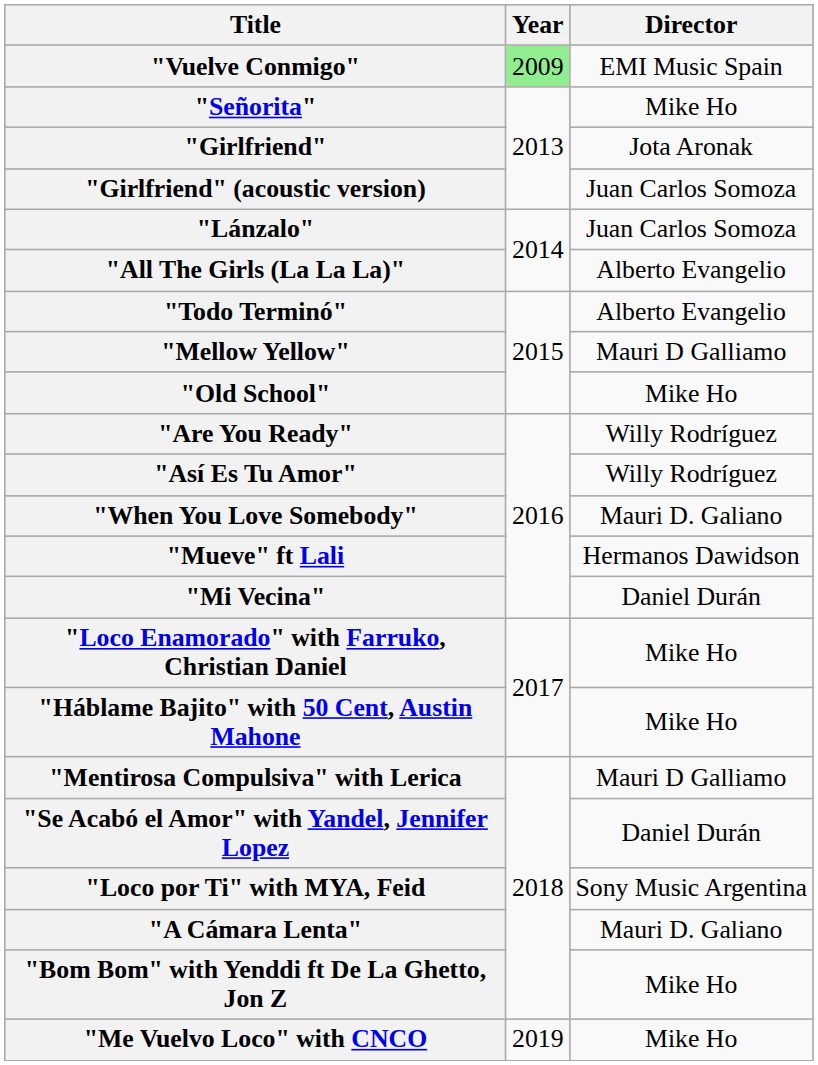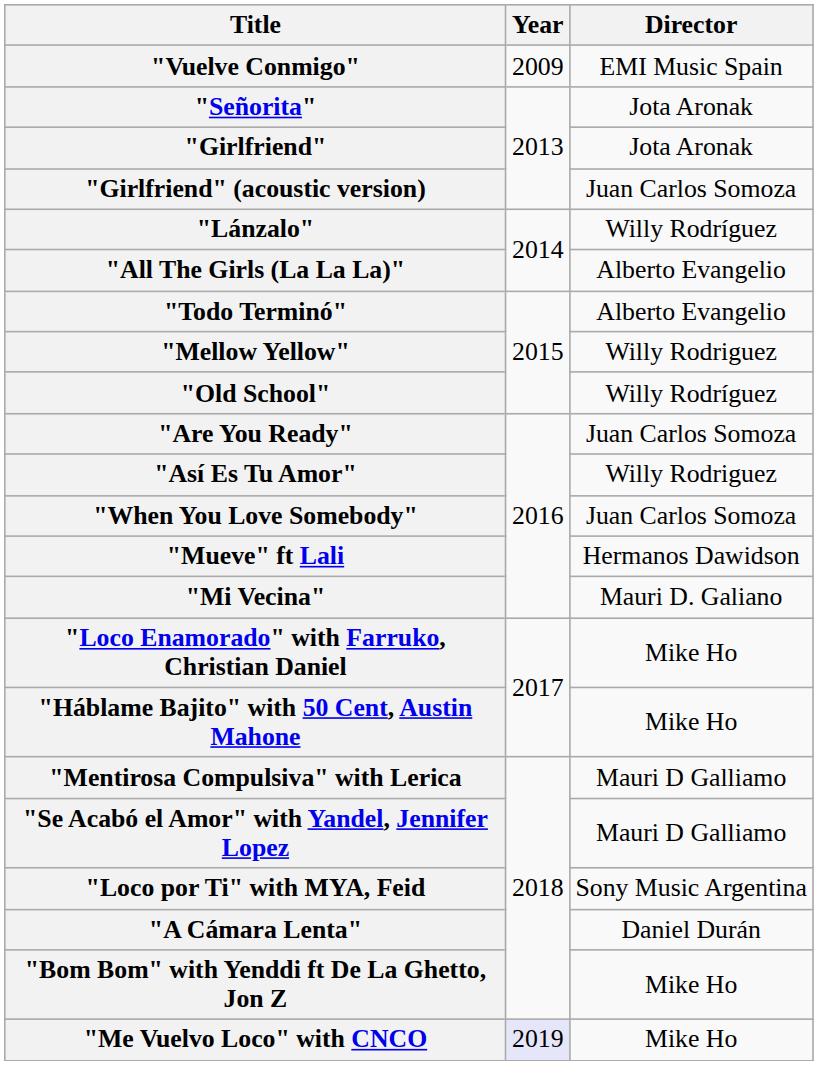(538, 65) lightgreen background -> (538, 65) no background
(691, 106) Mike Ho -> (691, 106) Jota Aronak
(691, 229) Juan Carlos Somoza -> (691, 229) Willy Rodríguez
(691, 351) Mauri D Galliamo -> (691, 351) Willy Rodriguez
(691, 392) Mike Ho -> (691, 392) Willy Rodríguez
(691, 433) Willy Rodríguez -> (691, 433) Juan Carlos Somoza
(691, 474) Willy Rodríguez -> (691, 474) Willy Rodriguez
(691, 515) Mauri D. Galiano -> (691, 515) Juan Carlos Somoza
(691, 596) Daniel Durán -> (691, 596) Mauri D. Galiano
(691, 832) Daniel Durán -> (691, 832) Mauri D Galliamo
(691, 928) Mauri D. Galiano -> (691, 928) Daniel Durán
(538, 1039) no background -> (538, 1039) lavender background
